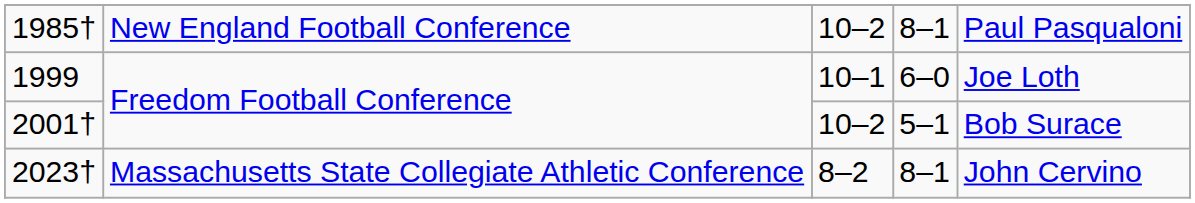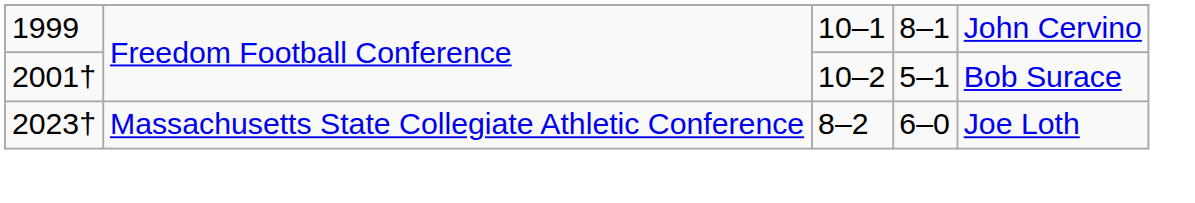- row: (54, 28)
(925, 76) 6–0 -> (925, 28) 8–1
(1022, 76) Joe Loth -> (1053, 28) John Cervino
(925, 172) 8–1 -> (925, 124) 6–0
(1053, 172) John Cervino -> (1022, 124) Joe Loth
